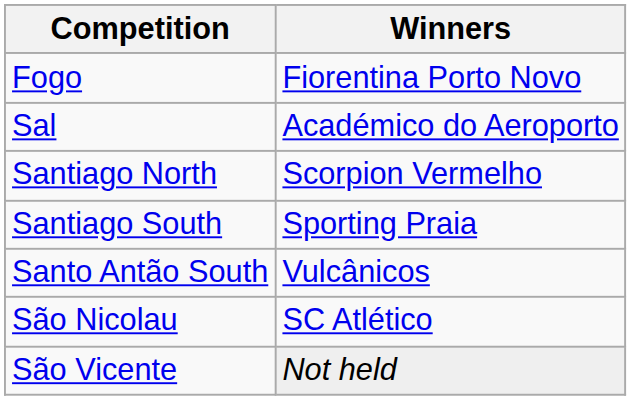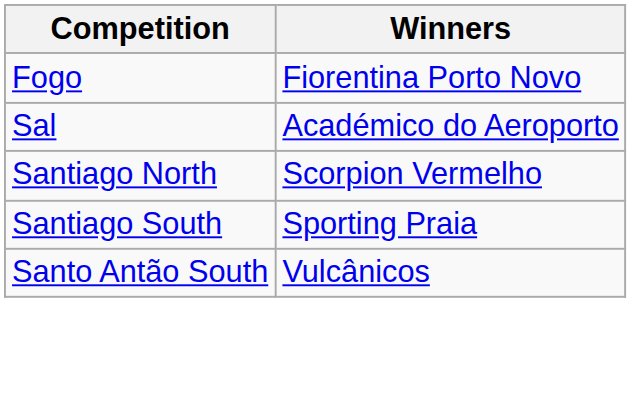- row: (95, 321)
- row: (95, 369)
